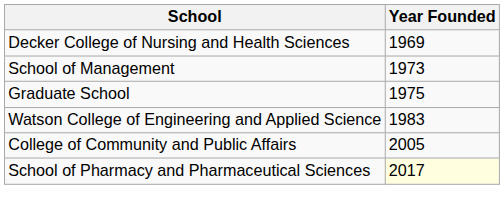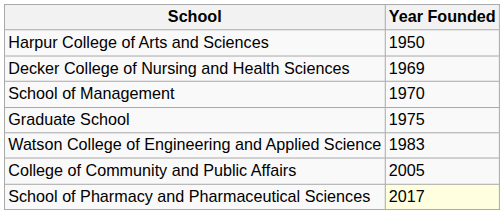+ row: (138, 42)
(407, 68) 1973 -> (407, 94) 1970
